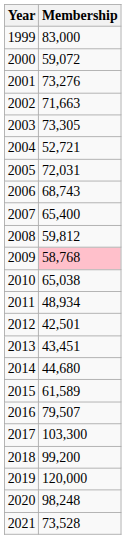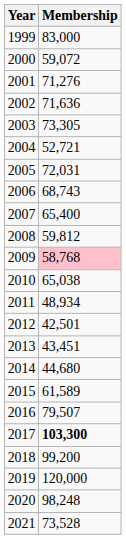(61, 81) 73,276 -> (61, 81) 71,276
(61, 103) 71,663 -> (61, 103) 71,636
(65, 434) normal -> (65, 434) bold
